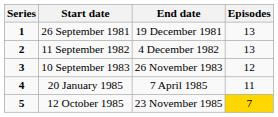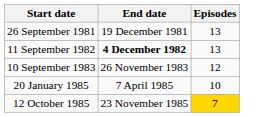- column: (21, 13)
(179, 49) normal -> (144, 49) bold
(249, 85) 11 -> (215, 85) 10
